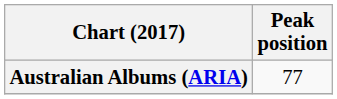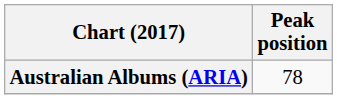(292, 76) 77 -> (292, 76) 78
